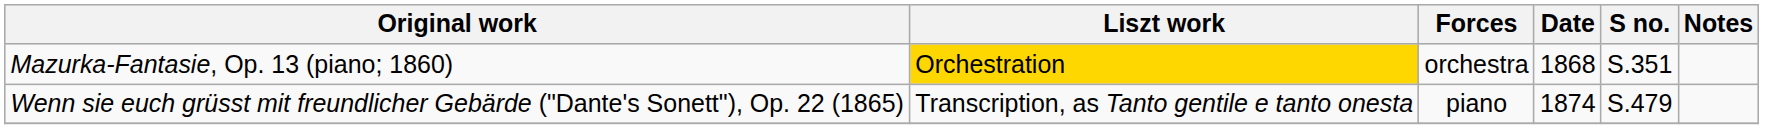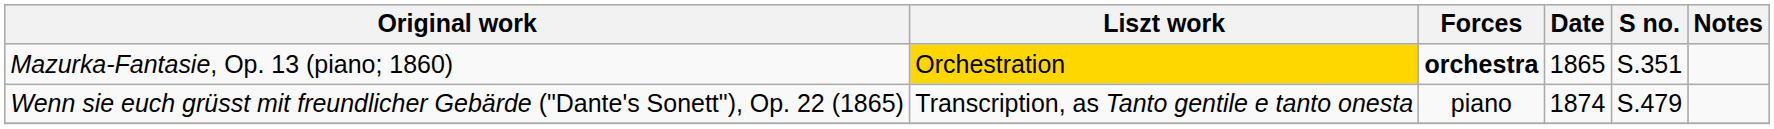(1477, 63) normal -> (1481, 63) bold
(1568, 63) 1868 -> (1578, 63) 1865
